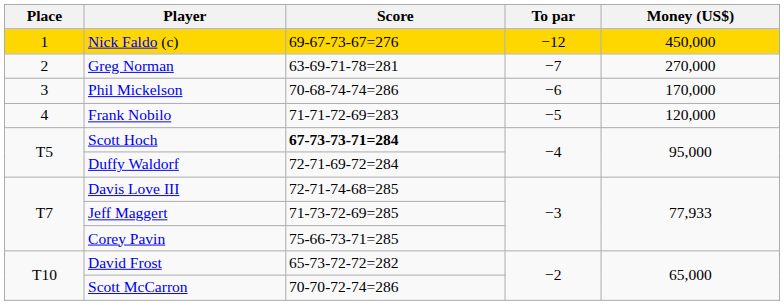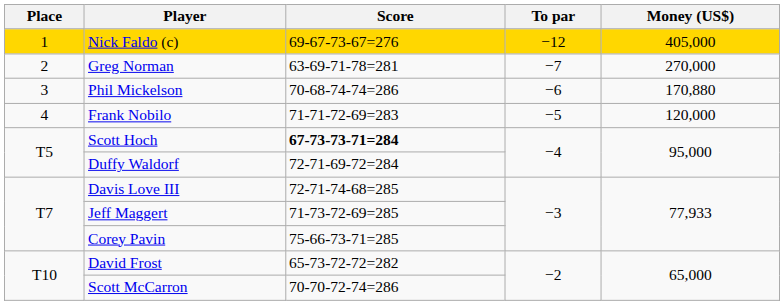(690, 41) 450,000 -> (690, 41) 405,000
(690, 90) 170,000 -> (690, 90) 170,880
